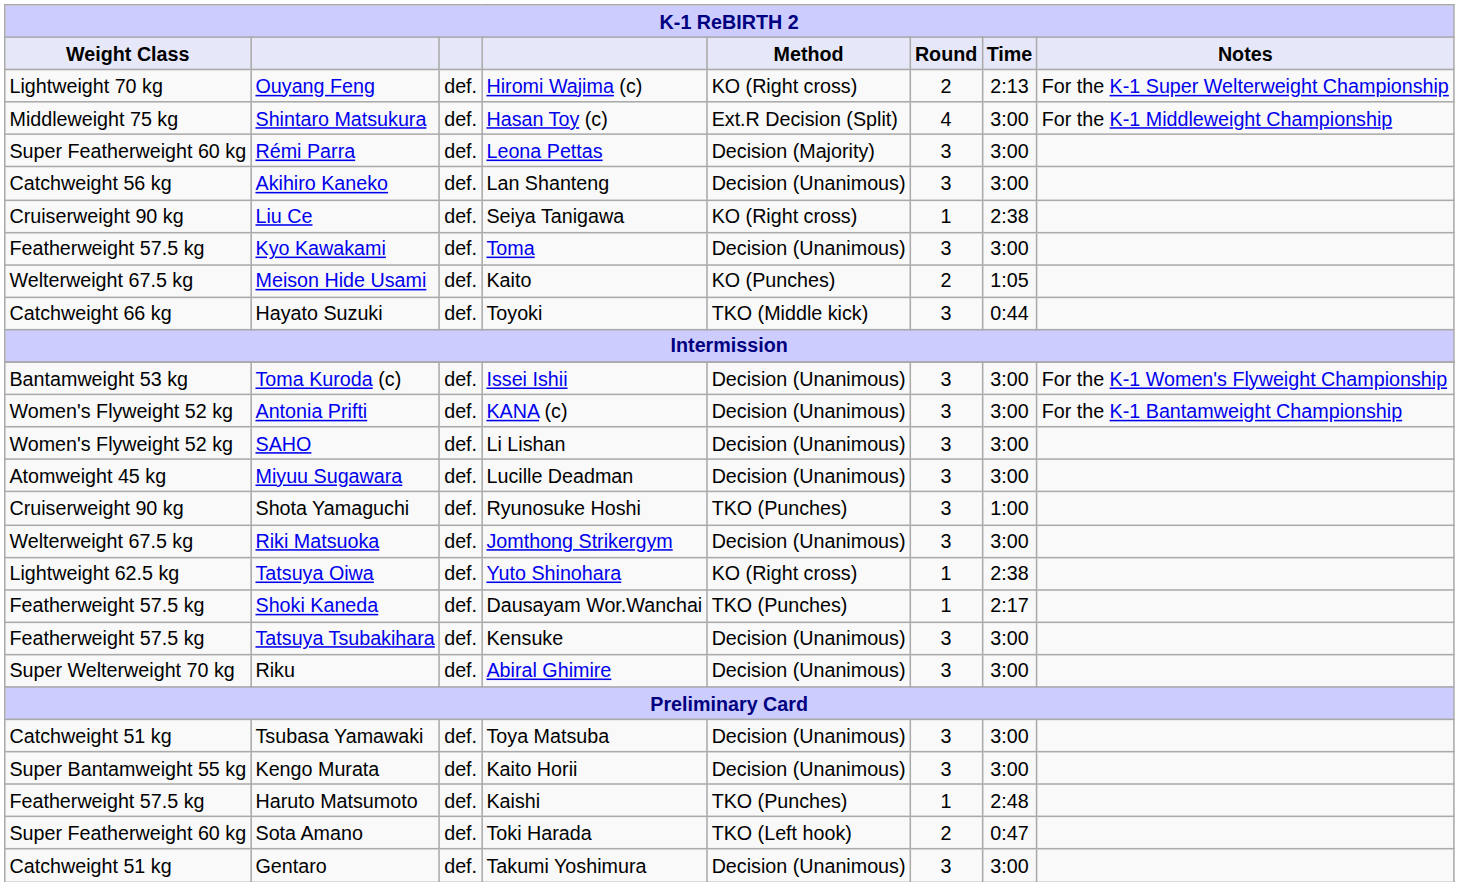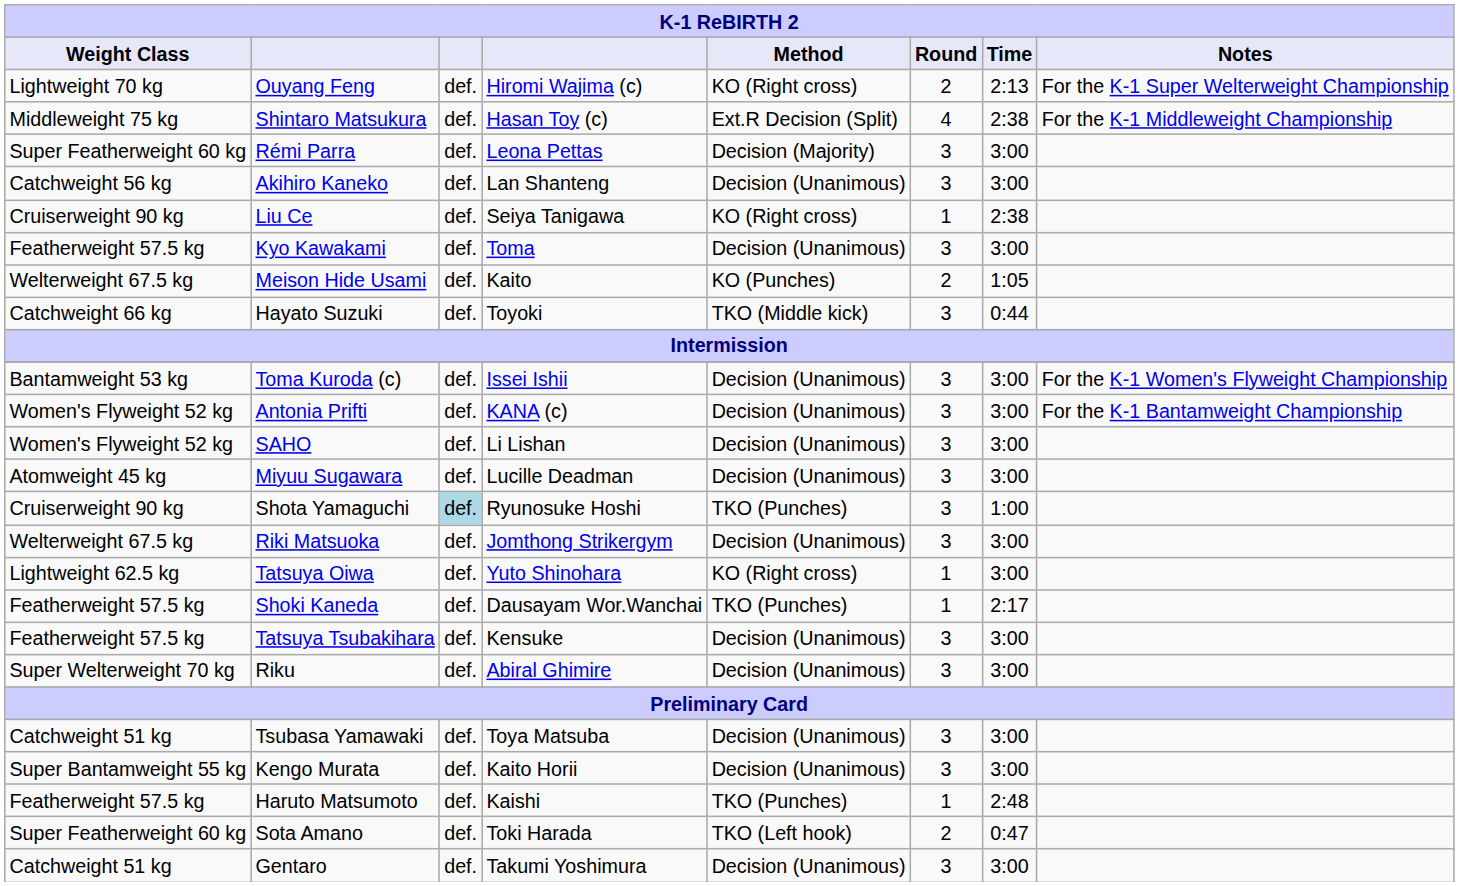(1009, 118) 3:00 -> (1009, 118) 2:38
(461, 508) no background -> (461, 508) lightblue background
(1009, 573) 2:38 -> (1009, 573) 3:00
